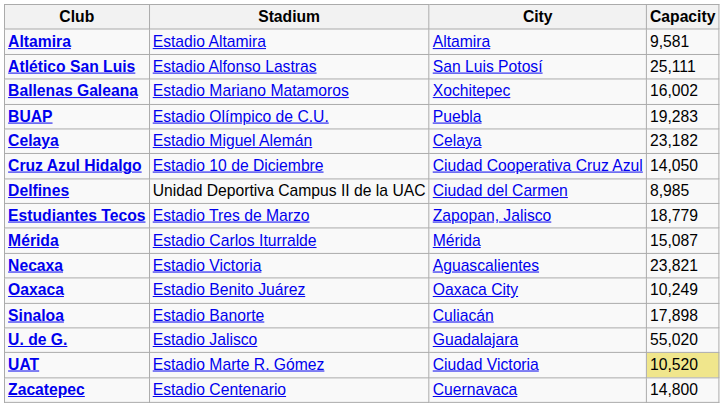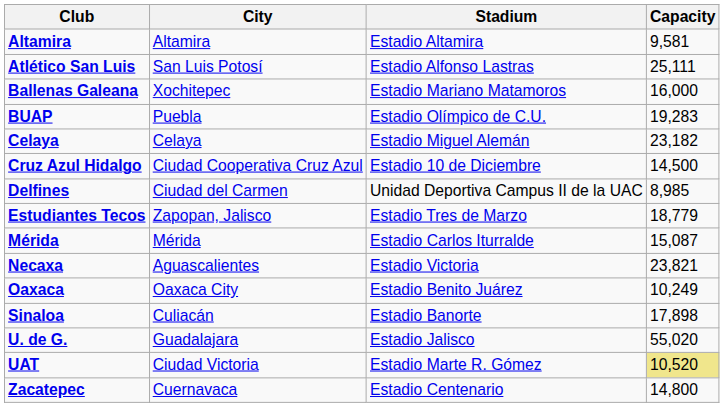columns swapped: (538, 16) <-> (289, 16)
(674, 91) 16,002 -> (674, 91) 16,000
(674, 166) 14,050 -> (674, 166) 14,500
